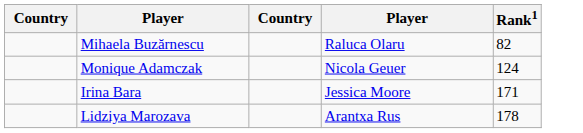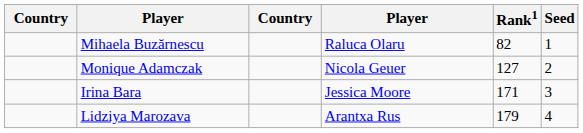+ column: (560, 18)
(508, 68) 124 -> (508, 68) 127
(508, 115) 178 -> (508, 115) 179
